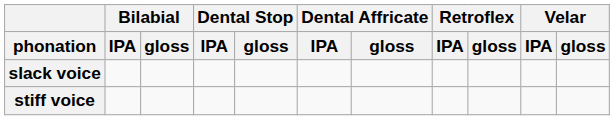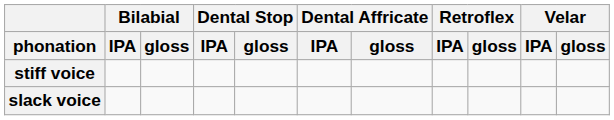rows swapped: (55, 100) <-> (55, 73)
